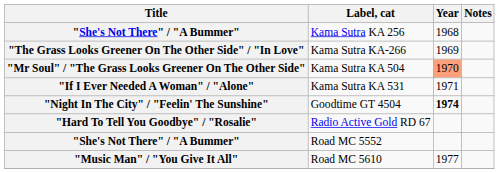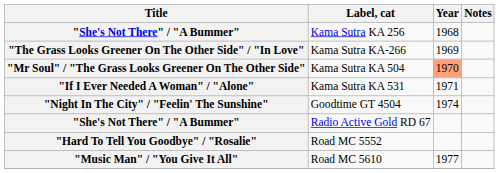(447, 104) bold -> (447, 104) normal
(156, 123) "Hard To Tell You Goodbye" / "Rosalie" -> (156, 123) "She's Not There" / "A Bummer"
(156, 141) "She's Not There" / "A Bummer" -> (156, 141) "Hard To Tell You Goodbye" / "Rosalie"
